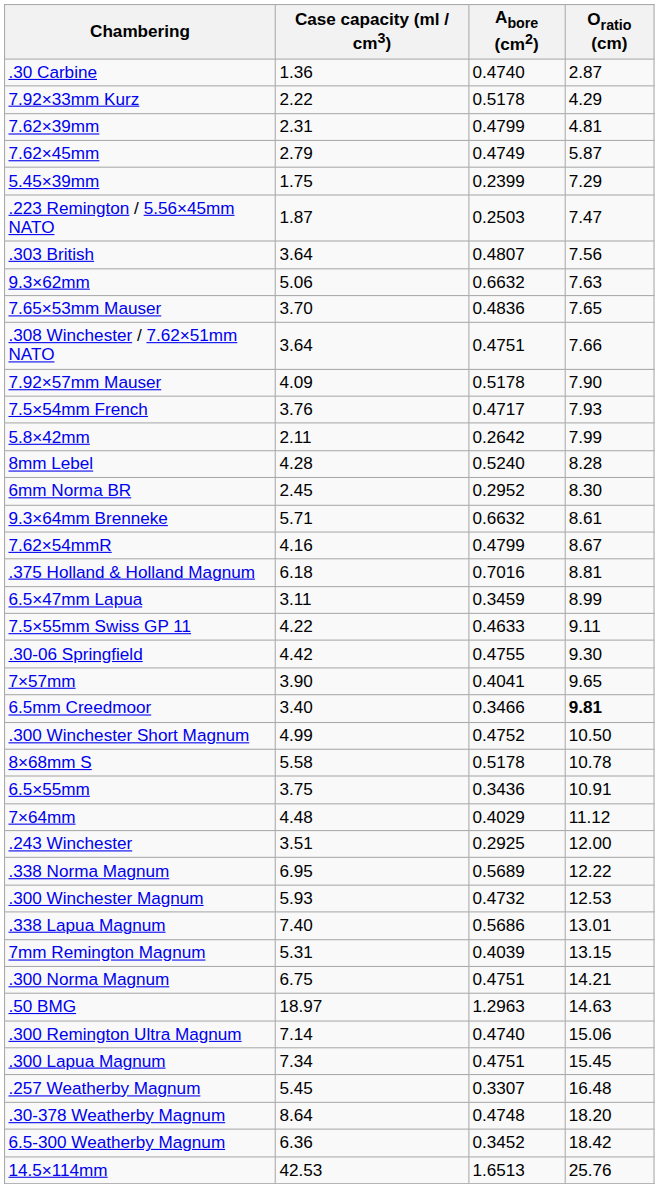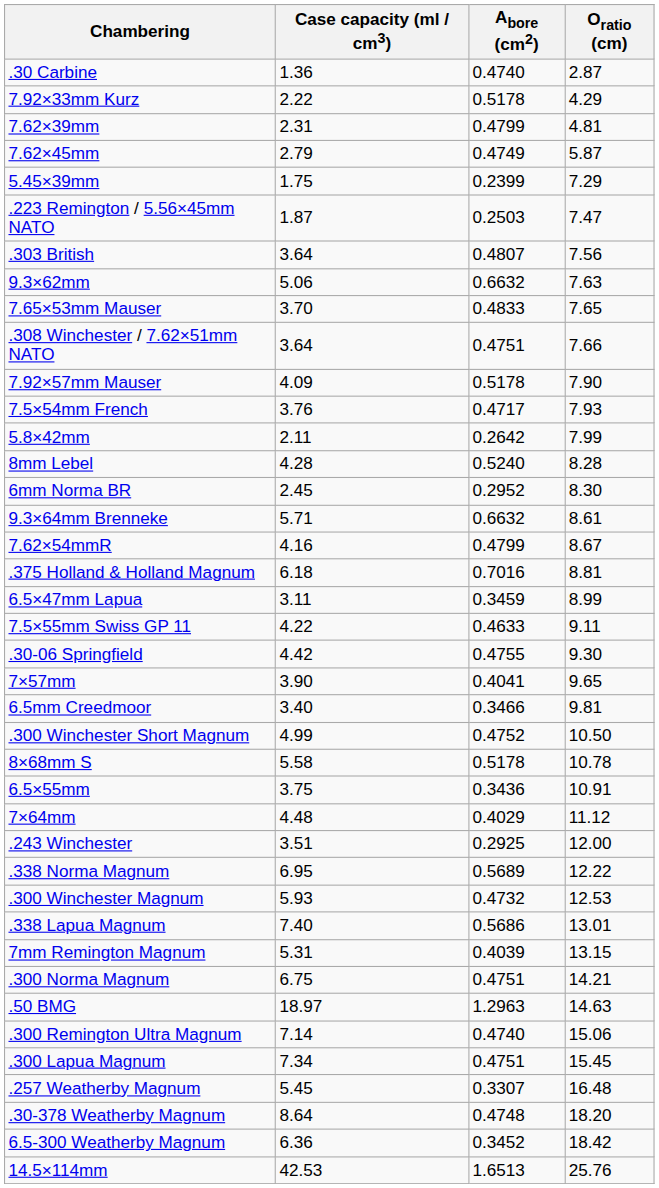(499, 308) 0.4836 -> (499, 308) 0.4833
(585, 708) bold -> (585, 708) normal
